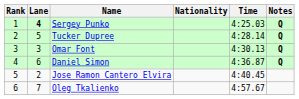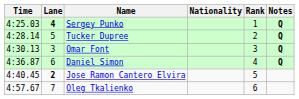columns swapped: (16, 11) <-> (248, 11)
(39, 75) normal -> (53, 75) bold
